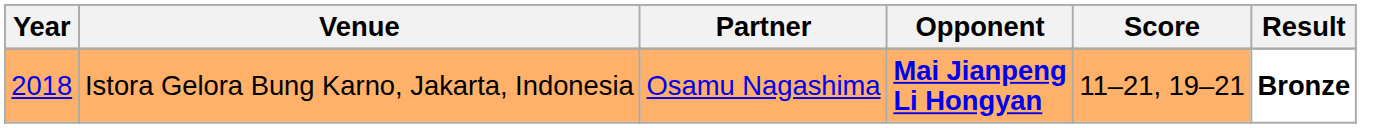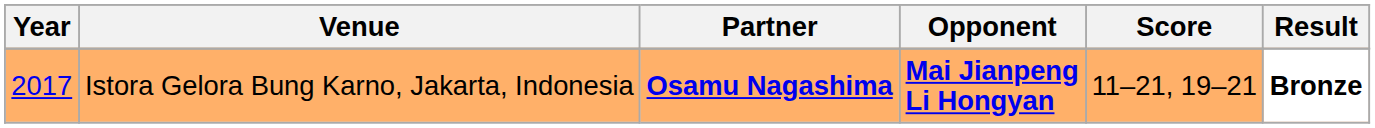(42, 85) 2018 -> (42, 85) 2017
(764, 85) normal -> (770, 85) bold
